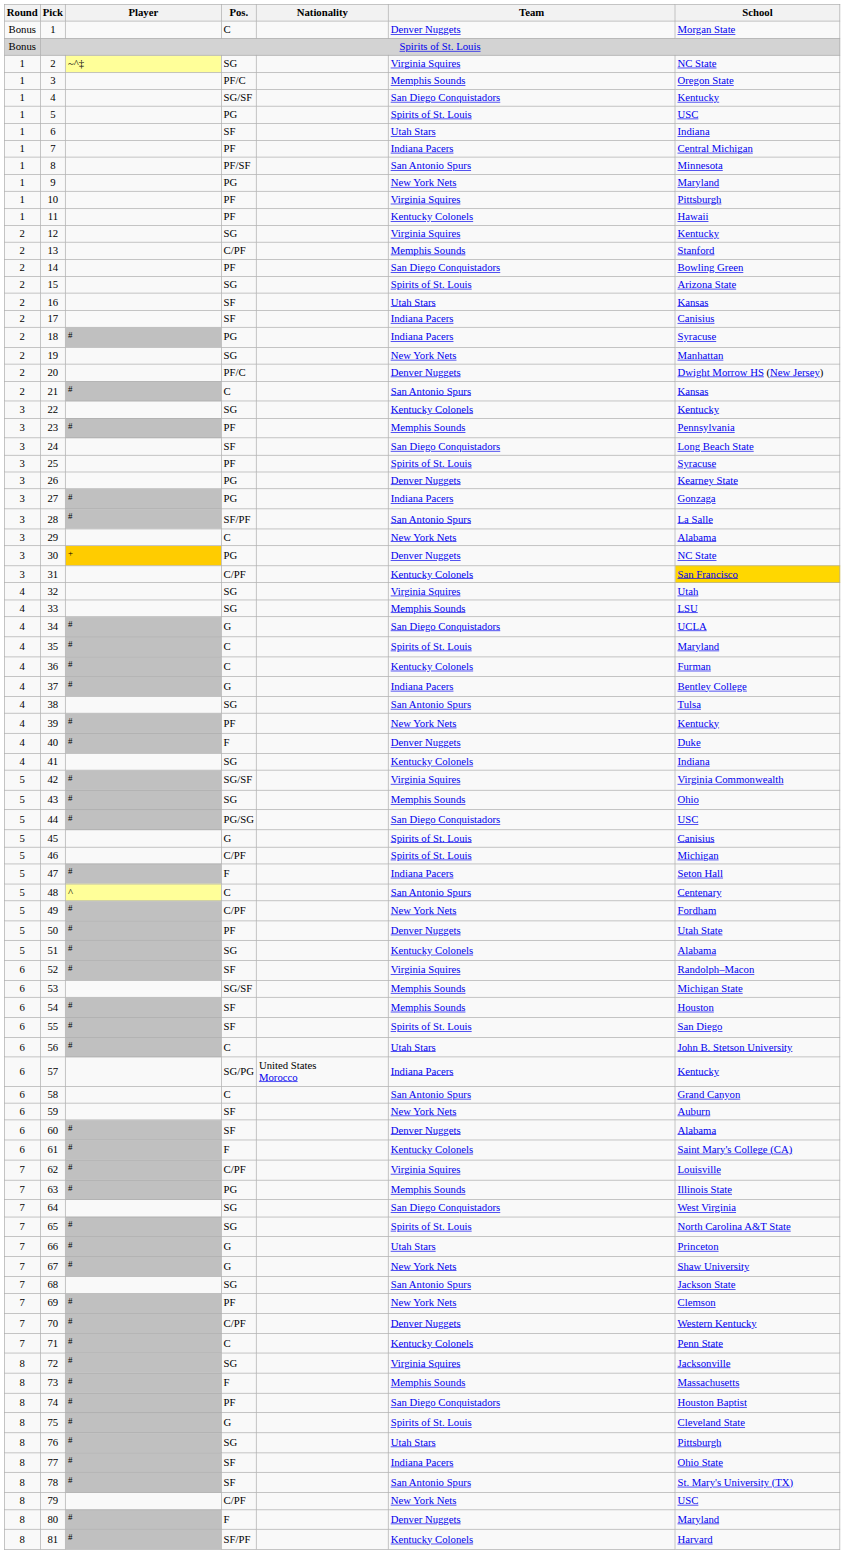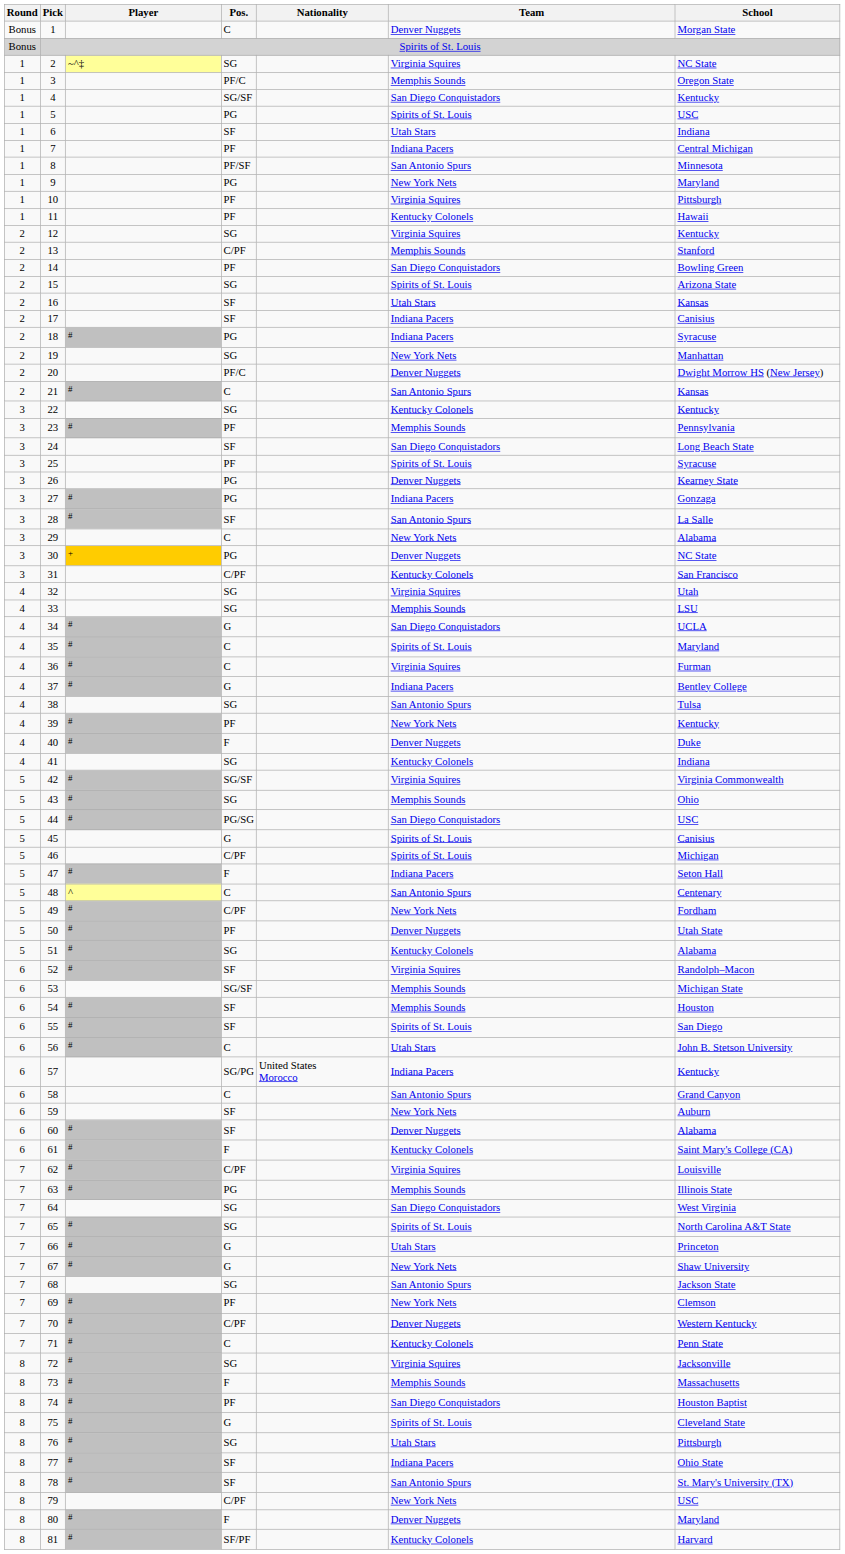(237, 519) SF/PF -> (230, 519) SF
(708, 574) gold background -> (708, 574) no background
(432, 666) Kentucky Colonels -> (426, 666) Virginia Squires
